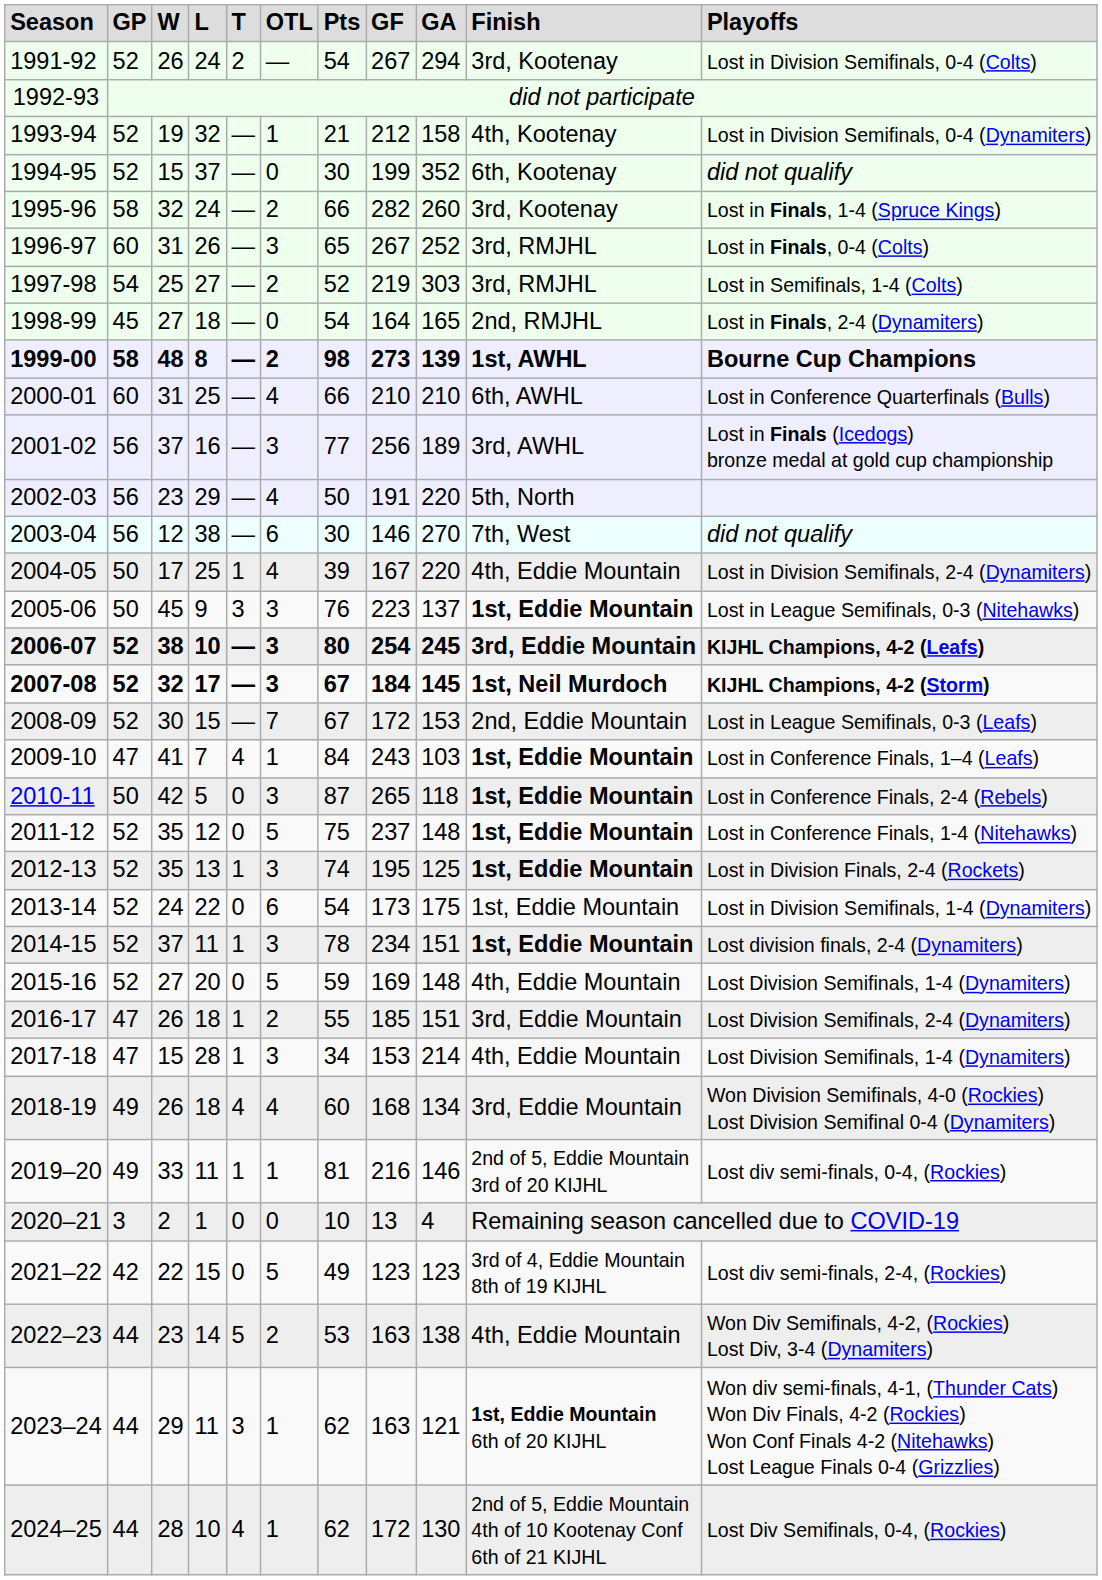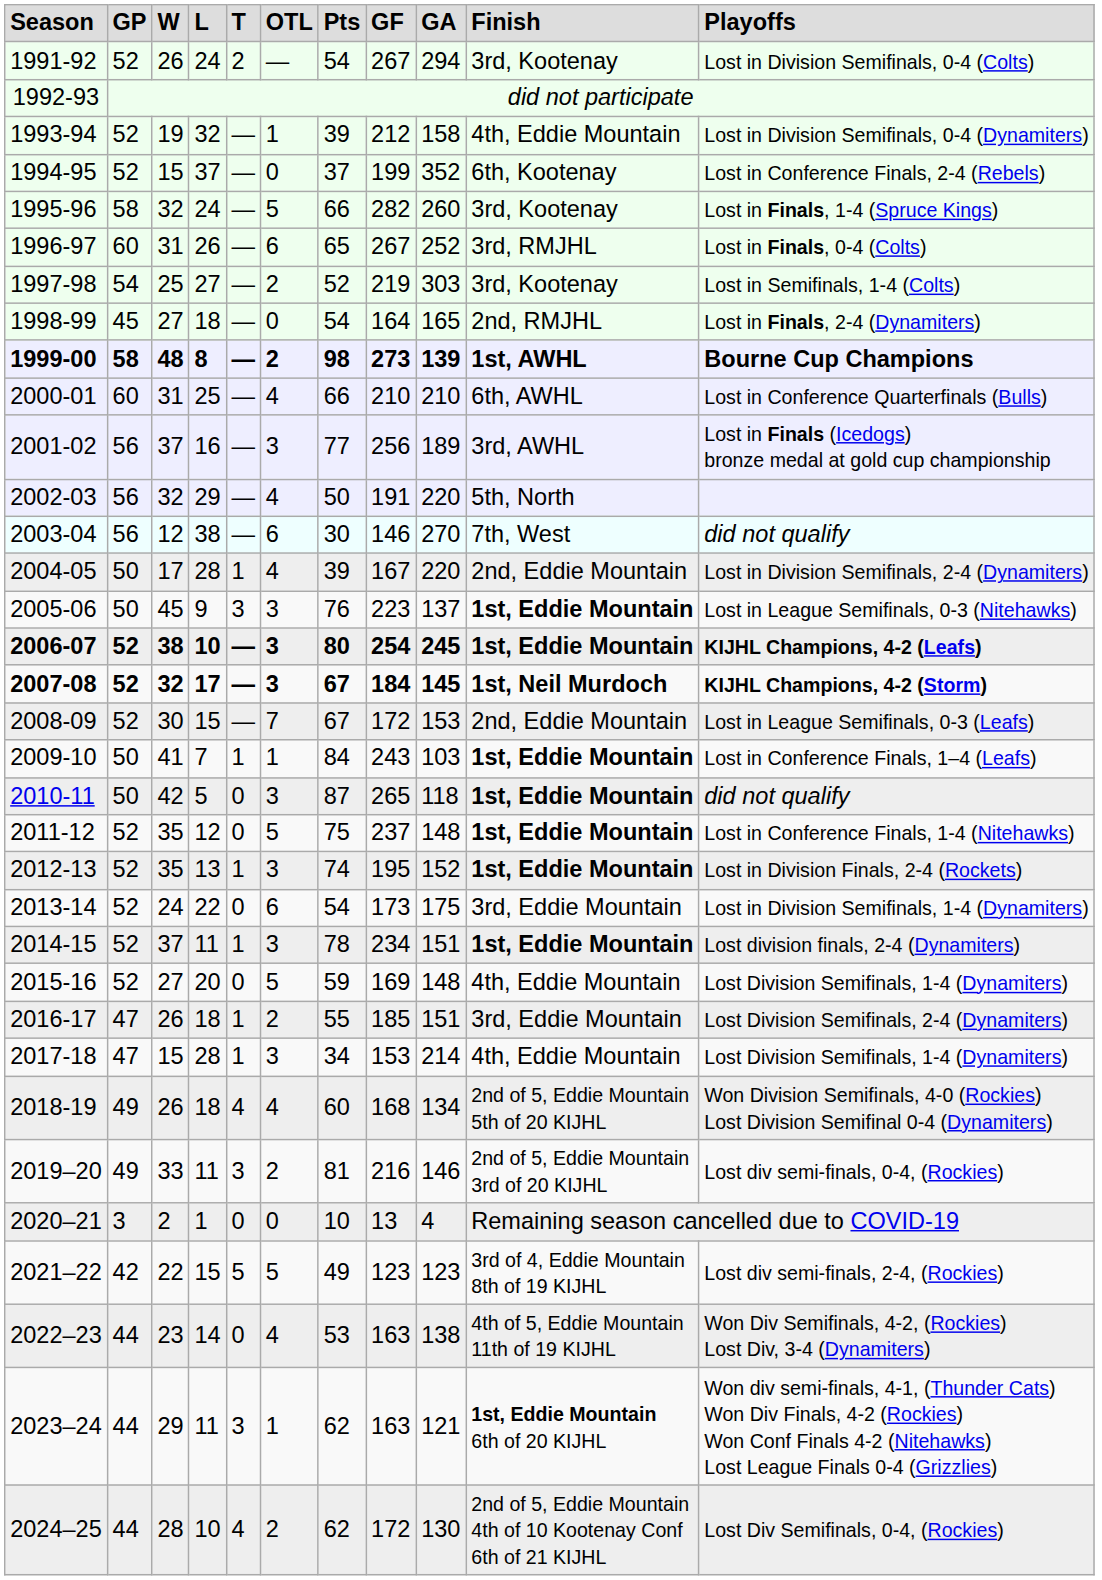(337, 135) 21 -> (337, 135) 39
(544, 135) 4th, Kootenay -> (576, 135) 4th, Eddie Mountain
(337, 172) 30 -> (337, 172) 37
(779, 172) did not qualify -> (875, 173) Lost in Conference Finals, 2-4 (Rebels)
(272, 209) 2 -> (272, 209) 5
(272, 246) 3 -> (272, 246) 6
(534, 284) 3rd, RMJHL -> (545, 284) 3rd, Kootenay
(170, 497) 23 -> (170, 497) 32
(207, 571) 25 -> (207, 571) 28
(576, 571) 4th, Eddie Mountain -> (579, 571) 2nd, Eddie Mountain
(584, 646) 3rd, Eddie Mountain -> (582, 646) 1st, Eddie Mountain
(126, 758) 47 -> (126, 758) 50
(238, 758) 4 -> (238, 758) 1
(877, 797) Lost in Conference Finals, 2-4 (Rebels) -> (777, 795) did not qualify
(441, 870) 125 -> (441, 870) 152
(575, 907) 1st, Eddie Mountain -> (577, 907) 3rd, Eddie Mountain
(577, 1107) 3rd, Eddie Mountain -> (580, 1108) 2nd of 5, Eddie Mountain 5th of 20 KIJHL
(238, 1171) 1 -> (238, 1171) 3
(272, 1171) 1 -> (272, 1171) 2
(238, 1272) 0 -> (238, 1272) 5
(238, 1335) 5 -> (238, 1335) 0
(272, 1335) 2 -> (272, 1335) 4
(576, 1335) 4th, Eddie Mountain -> (578, 1337) 4th of 5, Eddie Mountain 11th of 19 KIJHL
(272, 1529) 1 -> (272, 1529) 2
